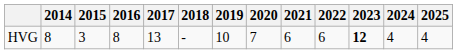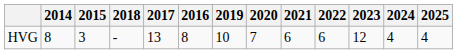columns swapped: (127, 15) <-> (195, 15)
(359, 37) bold -> (359, 37) normal
